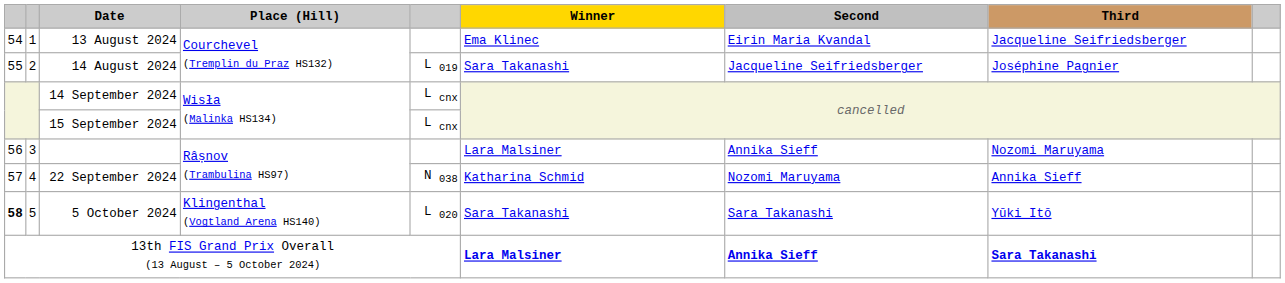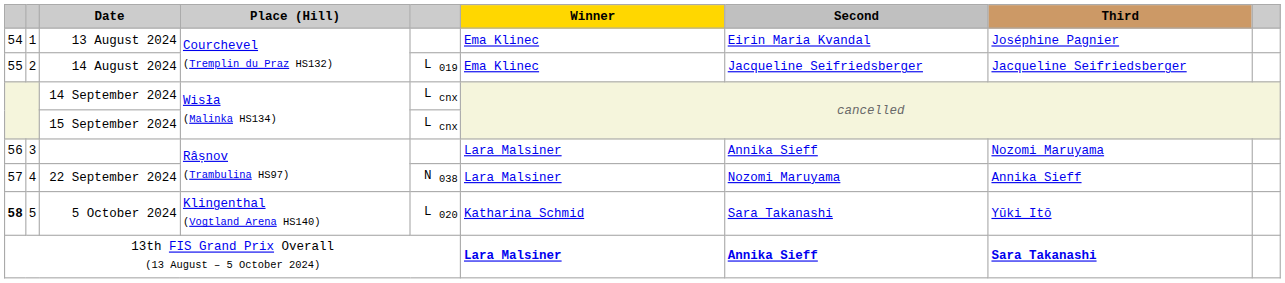(1089, 41) Jacqueline Seifriedsberger -> (1055, 41) Joséphine Pagnier
(517, 67) Sara Takanashi -> (502, 67) Ema Klinec
(1055, 67) Joséphine Pagnier -> (1089, 67) Jacqueline Seifriedsberger
(524, 178) Katharina Schmid -> (513, 178) Lara Malsiner
(517, 214) Sara Takanashi -> (524, 214) Katharina Schmid
